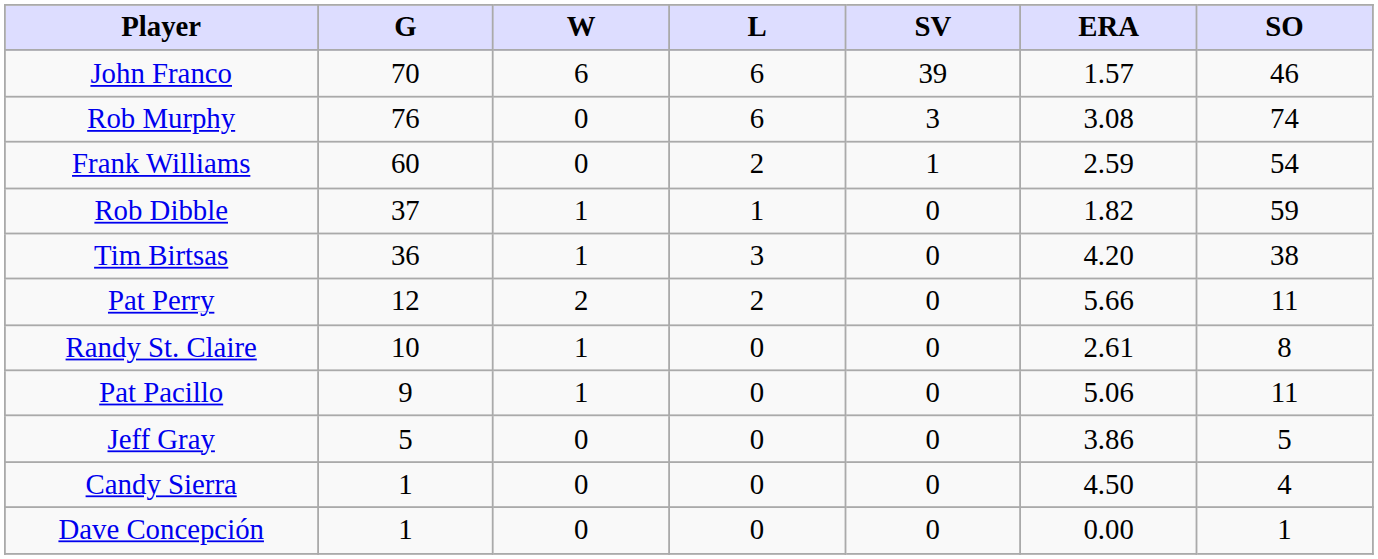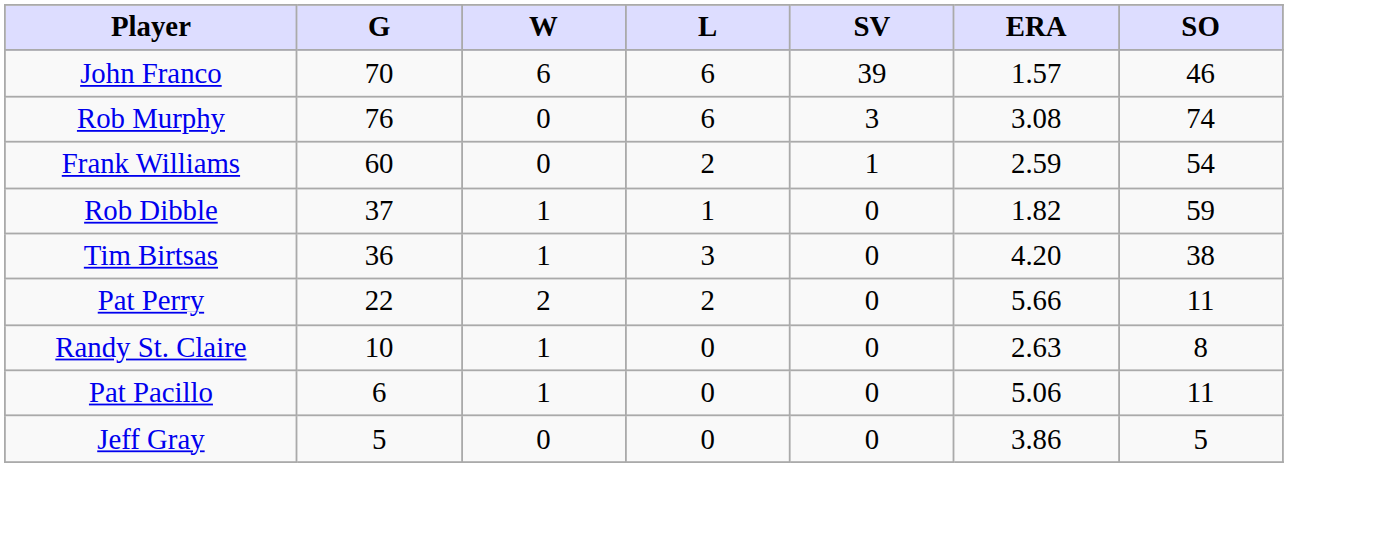(405, 301) 12 -> (379, 301) 22
(1109, 347) 2.61 -> (1036, 347) 2.63
(405, 392) 9 -> (379, 392) 6
- row: (161, 484)
- row: (161, 529)
